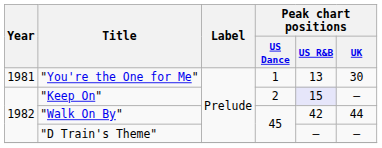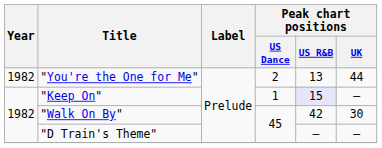(21, 77) 1981 -> (21, 77) 1982
(275, 77) 1 -> (275, 77) 2
(357, 77) 30 -> (357, 77) 44
(275, 96) 2 -> (275, 96) 1
(357, 115) 44 -> (357, 115) 30
